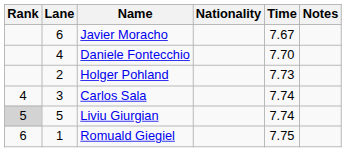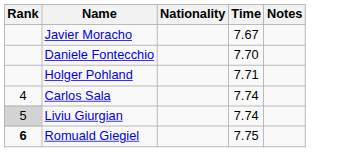- column: (59, 14)
(282, 75) 7.73 -> (246, 75) 7.71
(23, 136) normal -> (23, 136) bold
